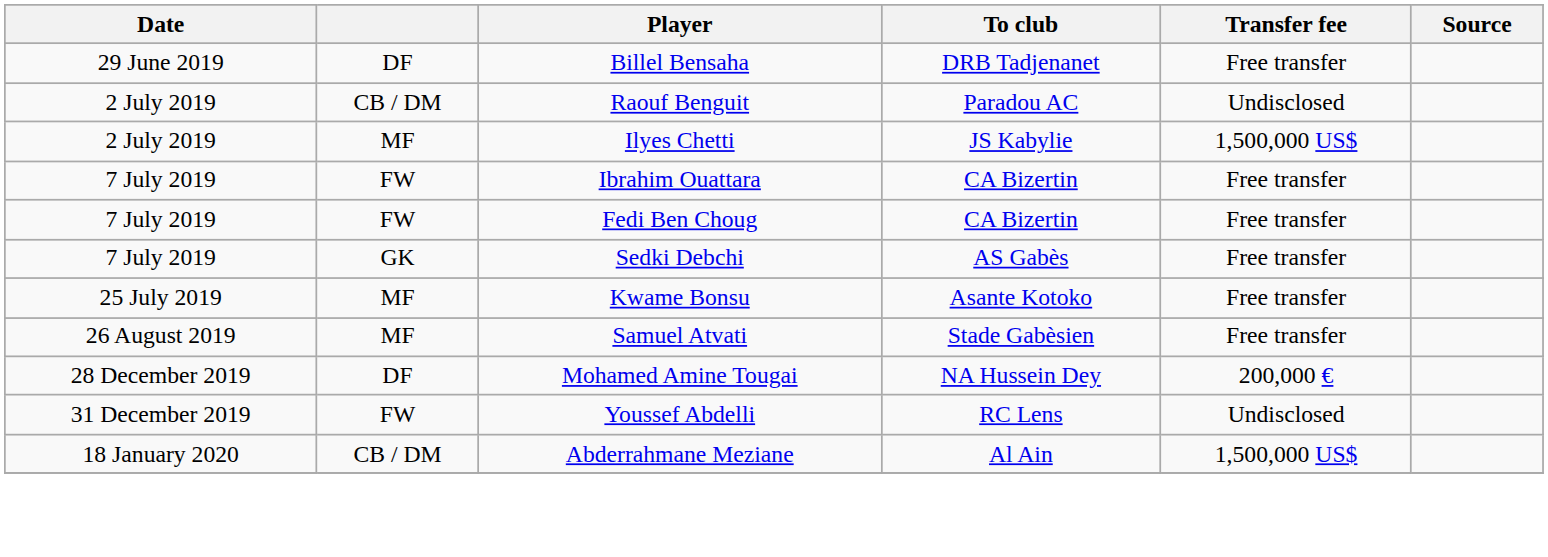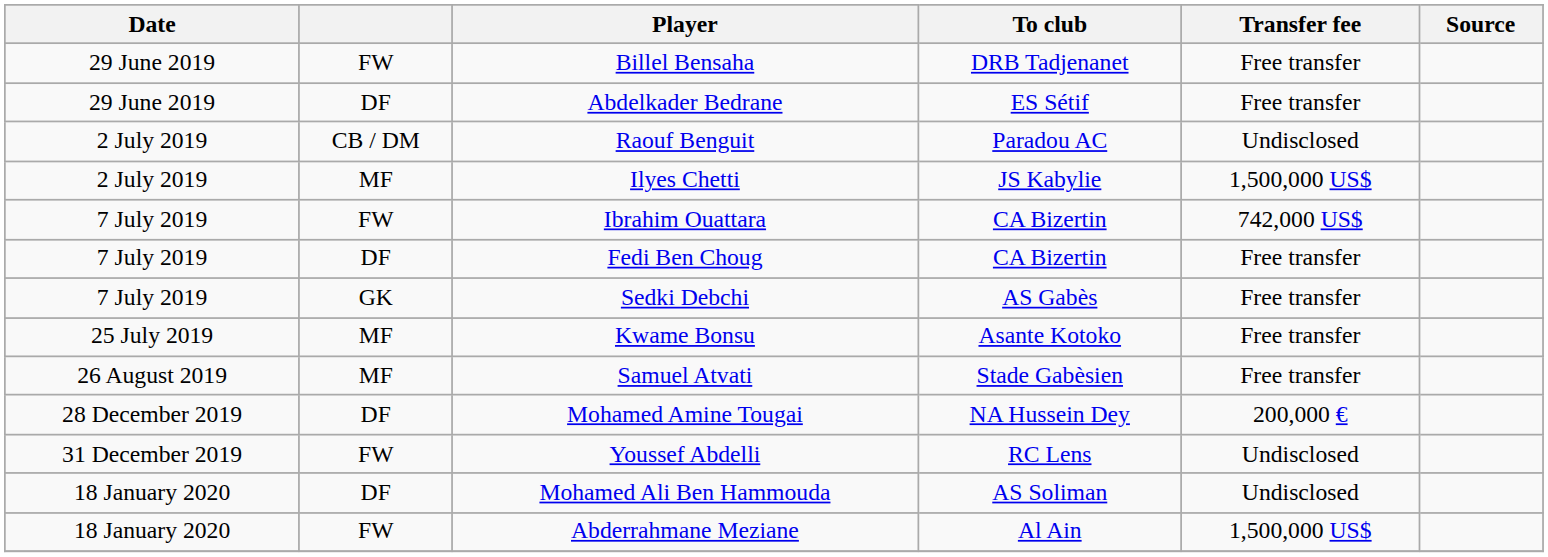(397, 62) DF -> (376, 62) FW
+ row: (685, 101)
(1286, 179) Free transfer -> (1300, 218) 742,000 US$
(397, 218) FW -> (376, 257) DF
+ row: (685, 492)
(398, 453) CB / DM -> (376, 531) FW
